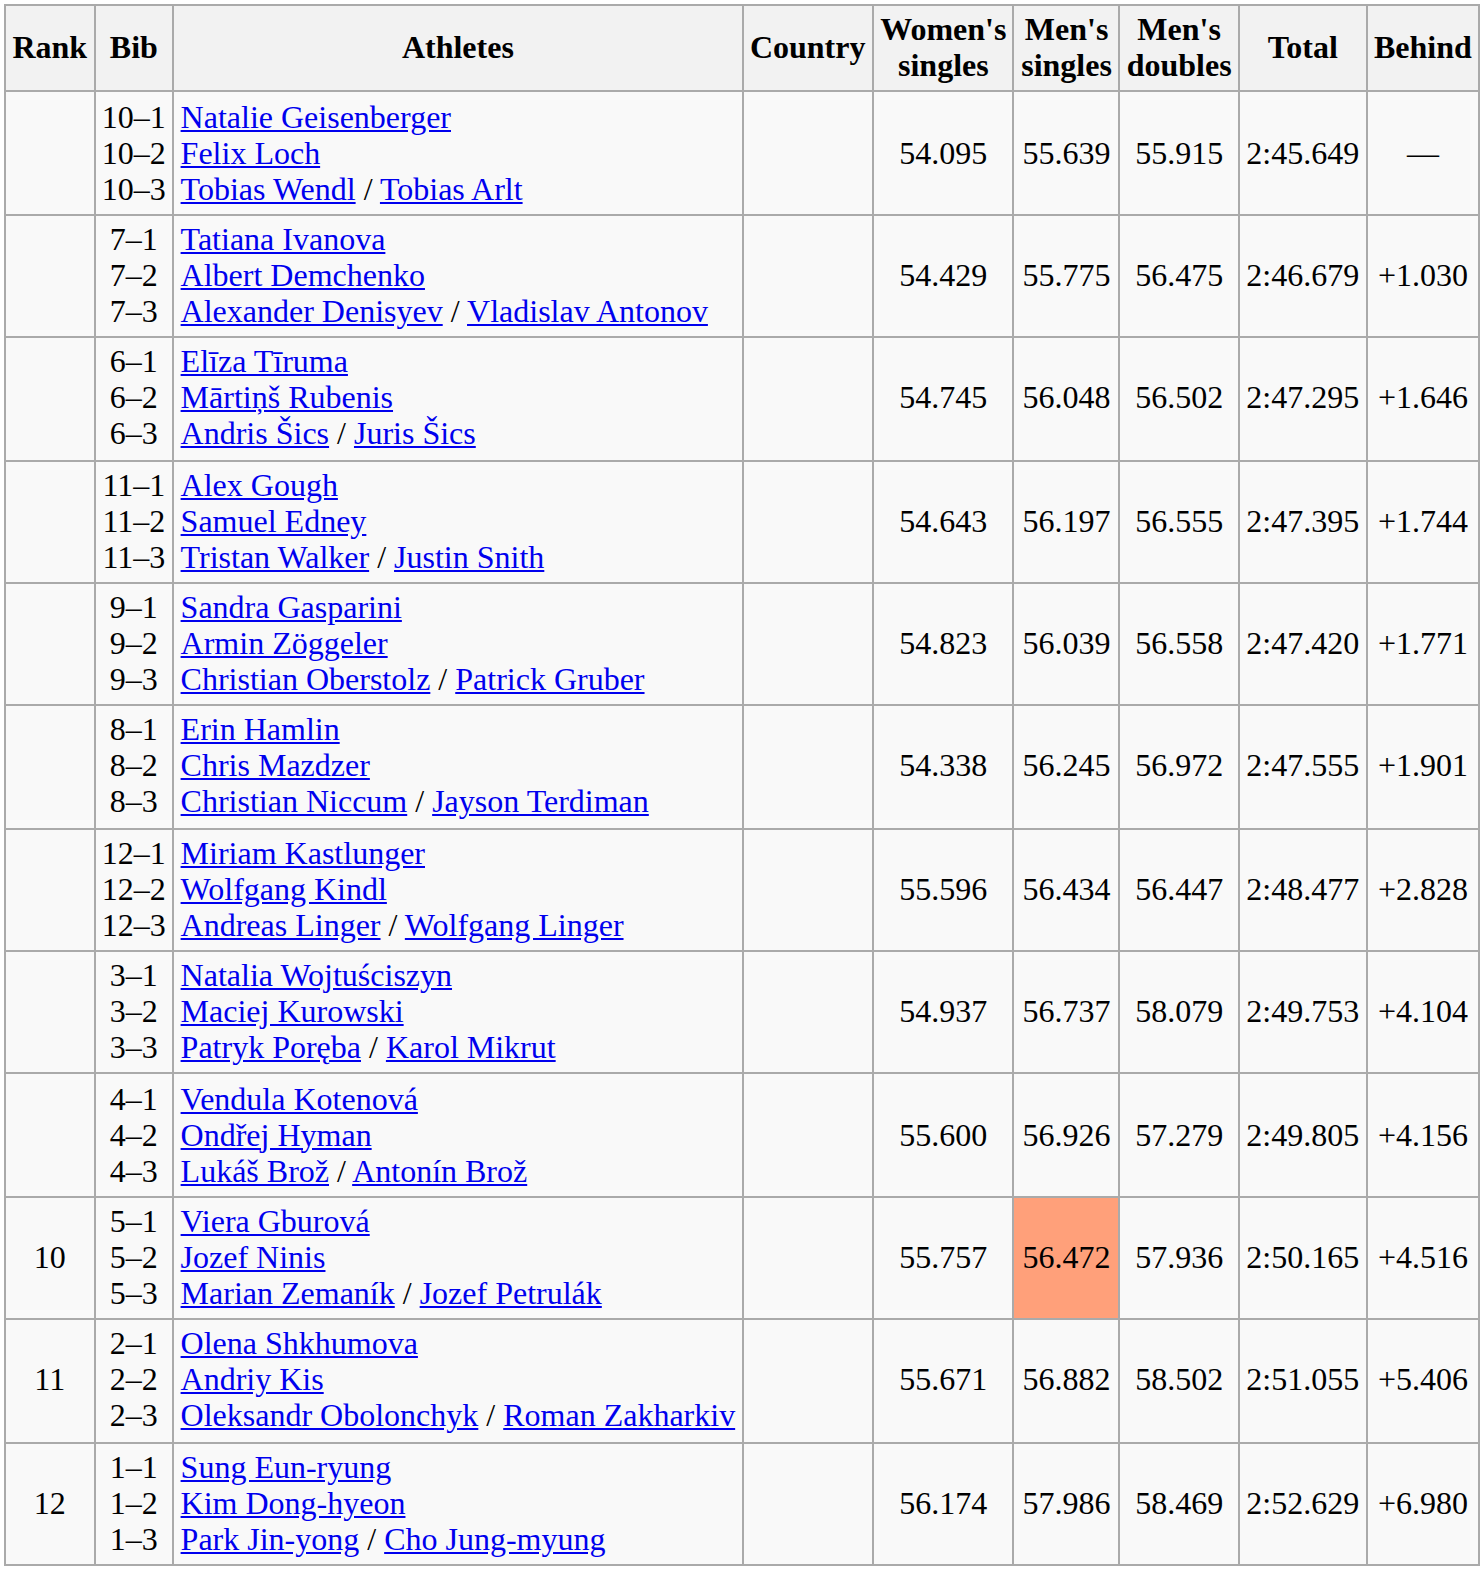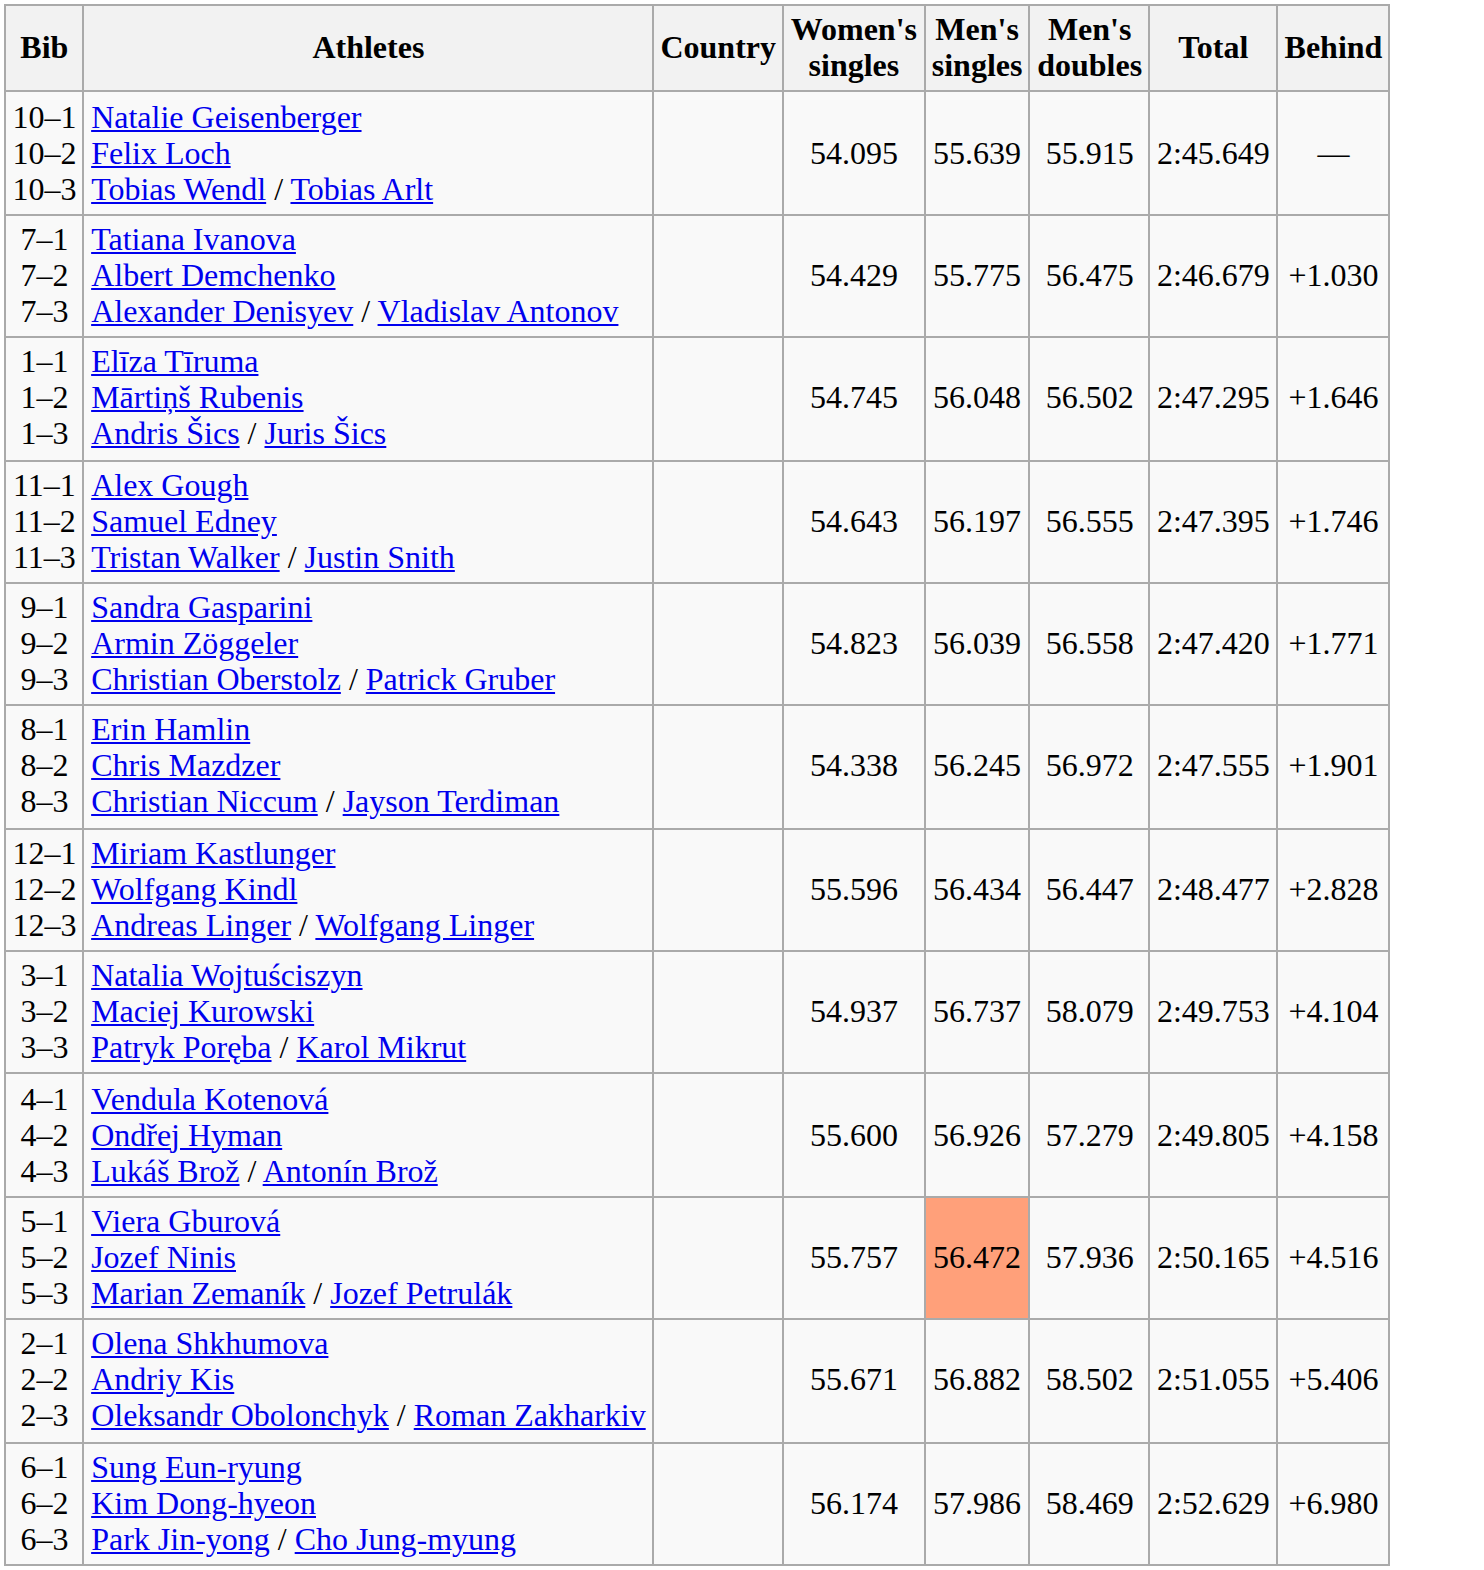- column: (50, 47)
(134, 398) 6–1 6–2 6–3 -> (44, 398) 1–1 1–2 1–3
(1423, 520) +1.744 -> (1333, 520) +1.746
(1423, 1134) +4.156 -> (1333, 1134) +4.158
(134, 1502) 1–1 1–2 1–3 -> (44, 1502) 6–1 6–2 6–3
